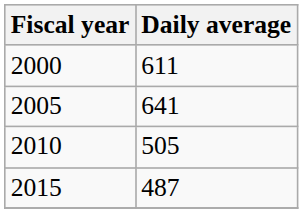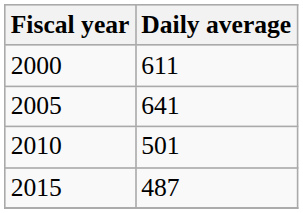(160, 146) 505 -> (160, 146) 501
